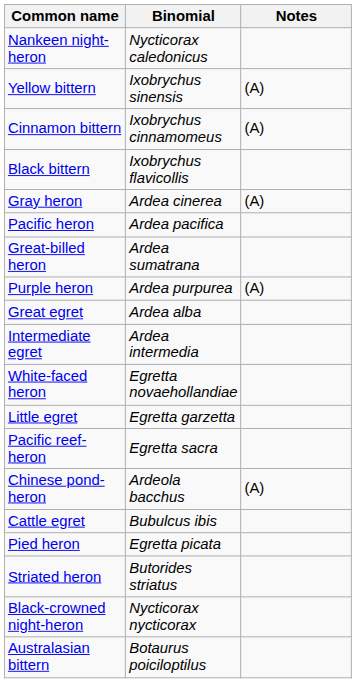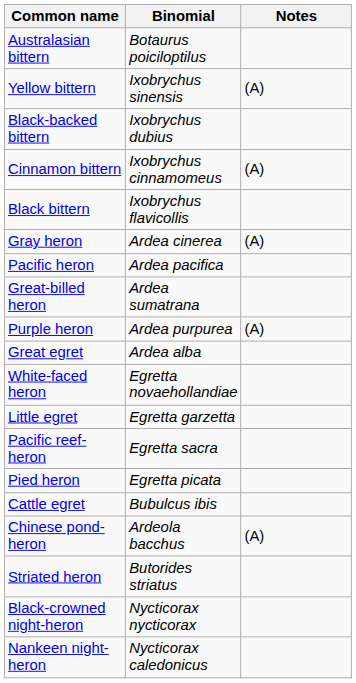rows swapped: (49, 657) <-> (58, 48)
+ row: (53, 128)
- row: (49, 344)
rows swapped: (44, 544) <-> (56, 488)
